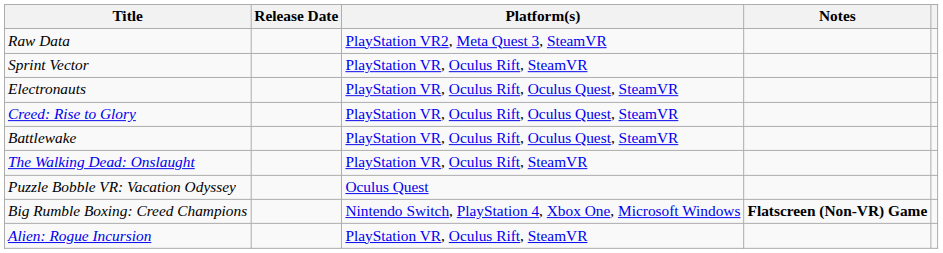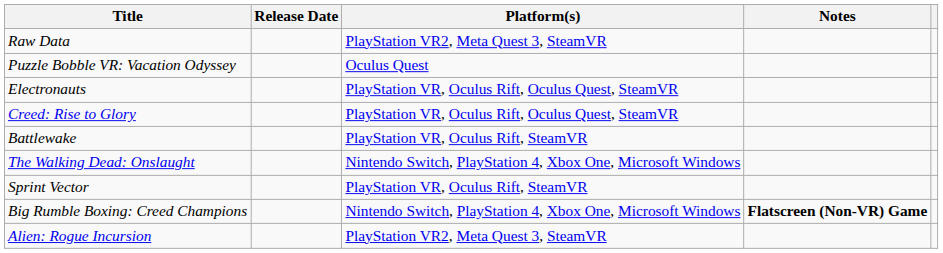rows swapped: (48, 65) <-> (122, 187)
(512, 138) PlayStation VR, Oculus Rift, Oculus Quest, SteamVR -> (466, 138) PlayStation VR, Oculus Rift, SteamVR
(466, 162) PlayStation VR, Oculus Rift, SteamVR -> (543, 162) Nintendo Switch, PlayStation 4, Xbox One, Microsoft Windows
(466, 235) PlayStation VR, Oculus Rift, SteamVR -> (476, 235) PlayStation VR2, Meta Quest 3, SteamVR
